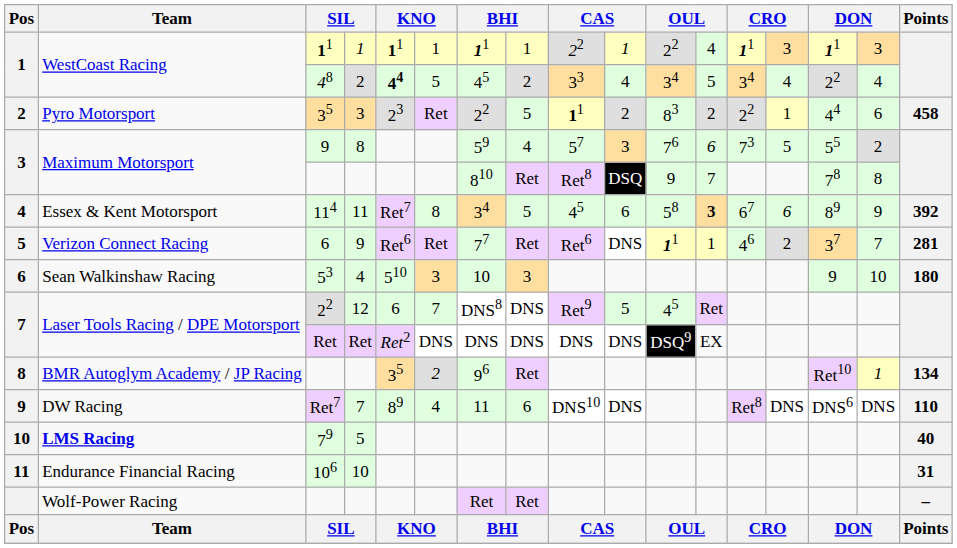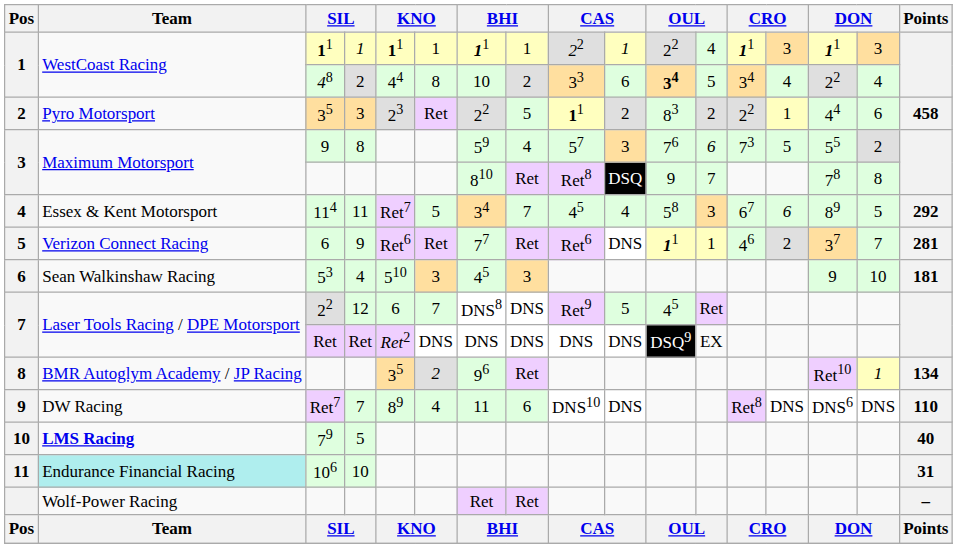(395, 80) bold -> (395, 80) normal
(436, 80) 5 -> (436, 80) 8
(481, 80) 45 -> (481, 80) 10
(625, 80) 4 -> (625, 80) 6
(671, 80) normal -> (671, 80) bold
(436, 210) 8 -> (436, 210) 5
(527, 210) 5 -> (527, 210) 7
(625, 210) 6 -> (625, 210) 4
(711, 210) bold -> (711, 210) normal
(878, 210) 9 -> (878, 210) 5
(926, 210) 392 -> (926, 210) 292
(481, 275) 10 -> (481, 275) 45
(926, 275) 180 -> (926, 275) 181
(138, 470) no background -> (138, 470) paleturquoise background
